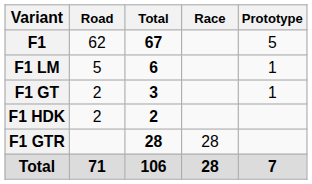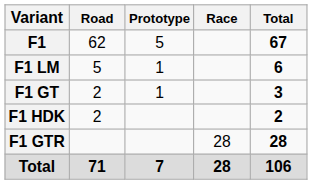columns swapped: (272, 19) <-> (154, 19)
